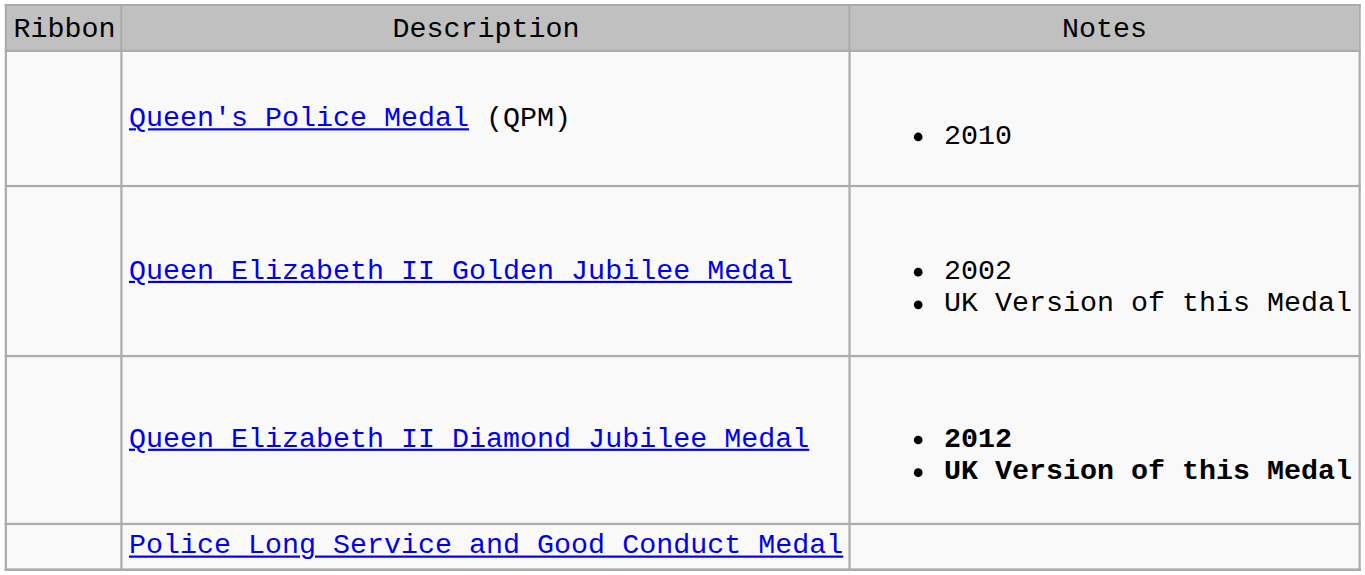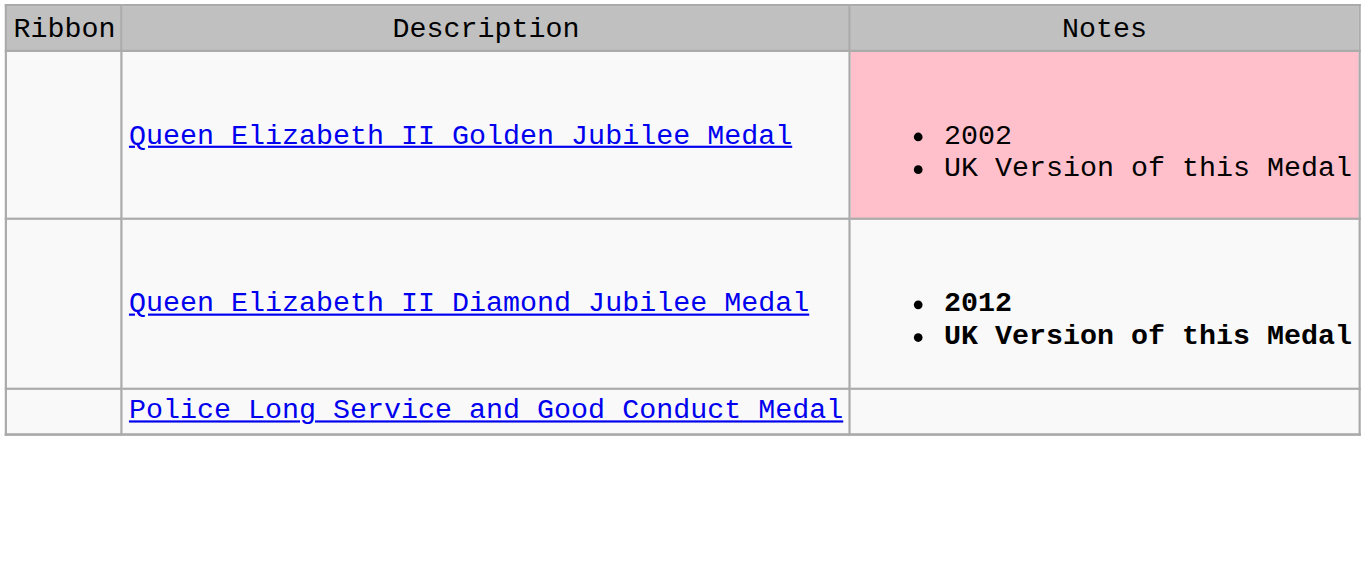- row: (350, 119)
(1104, 287) no background -> (1104, 152) pink background
